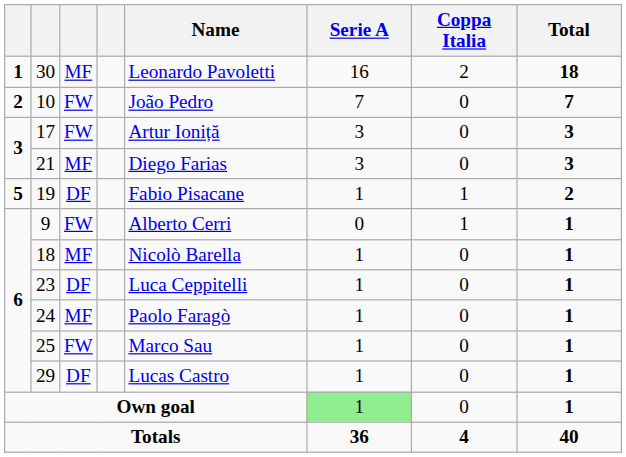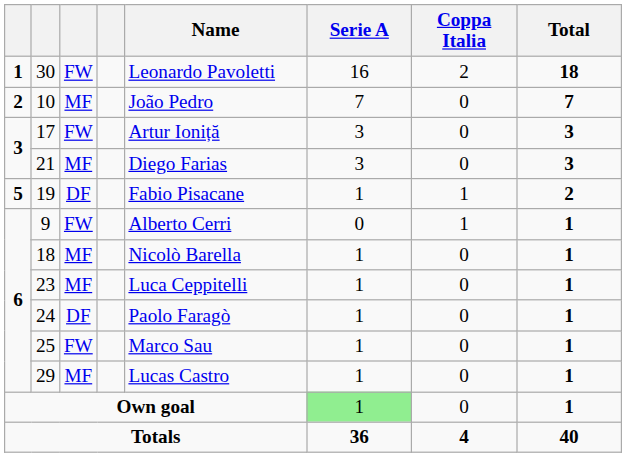(78, 71) MF -> (78, 71) FW
(78, 102) FW -> (78, 102) MF
(78, 284) DF -> (78, 284) MF
(78, 315) MF -> (78, 315) DF
(78, 376) DF -> (78, 376) MF
